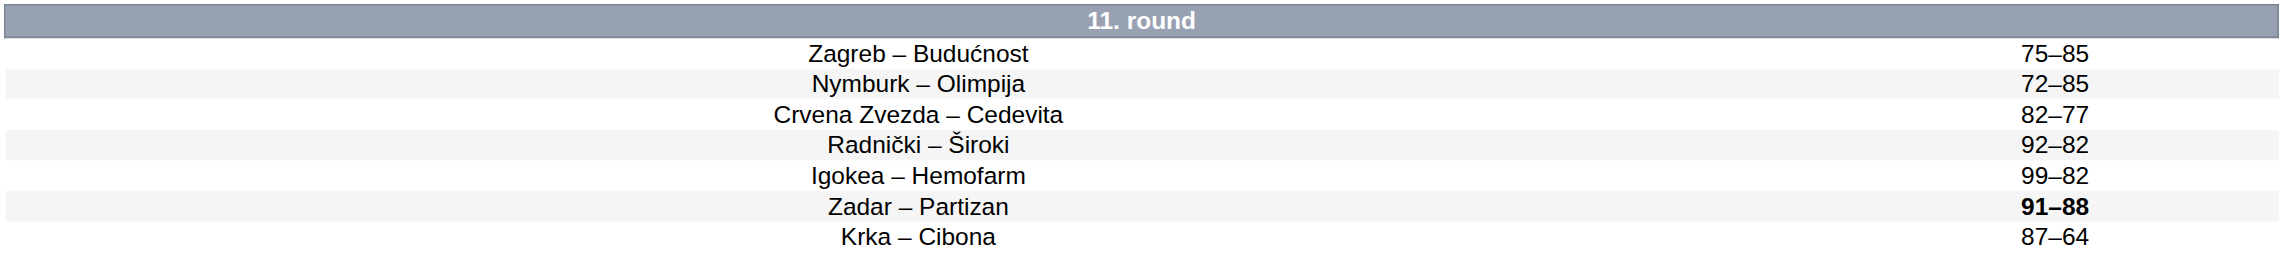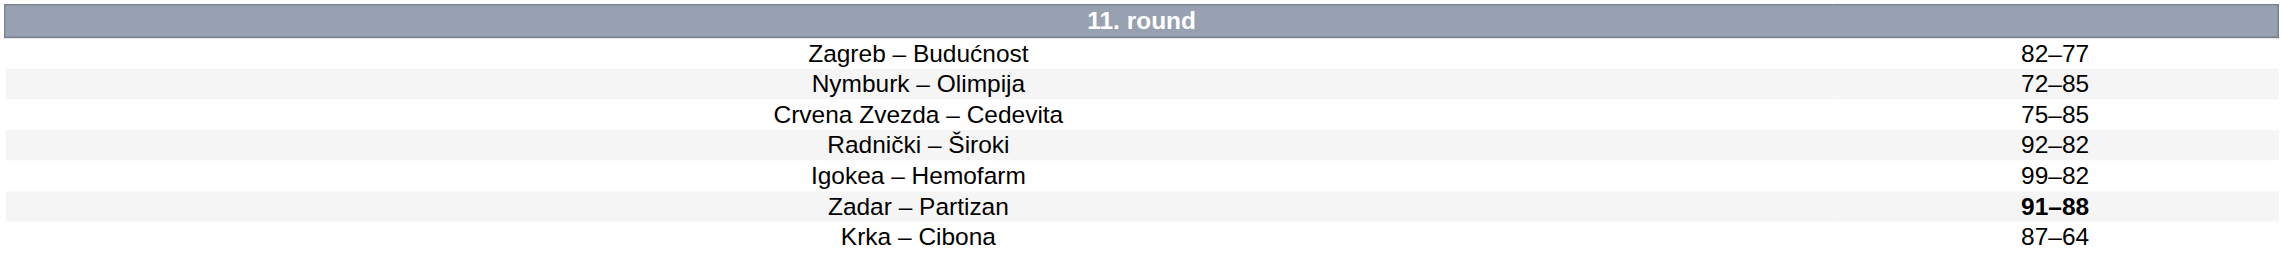(2055, 54) 75–85 -> (2055, 54) 82–77
(2055, 115) 82–77 -> (2055, 115) 75–85
